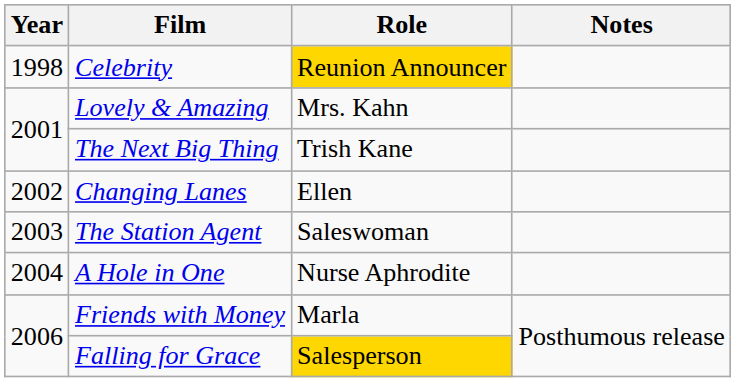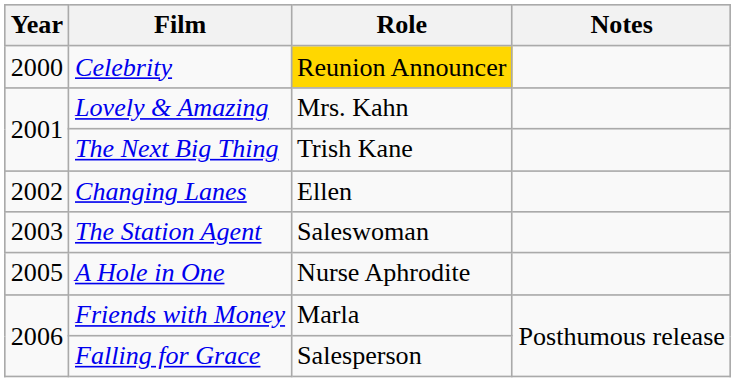(37, 66) 1998 -> (37, 66) 2000
(37, 273) 2004 -> (37, 273) 2005
(359, 356) gold background -> (359, 356) no background
